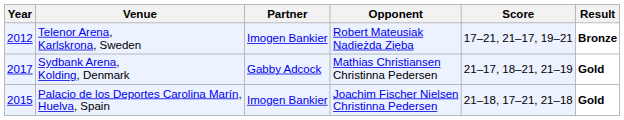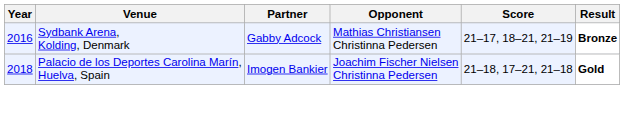- row: (90, 38)
(20, 69) 2017 -> (20, 38) 2016
(591, 69) Gold -> (598, 38) Bronze
(20, 100) 2015 -> (20, 69) 2018
